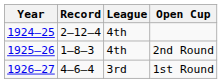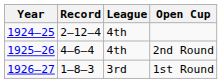(77, 51) 1–8–3 -> (77, 51) 4–6–4
(77, 69) 4–6–4 -> (77, 69) 1–8–3
